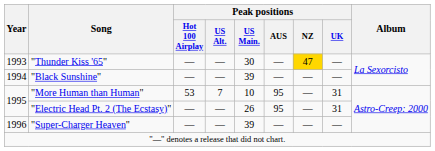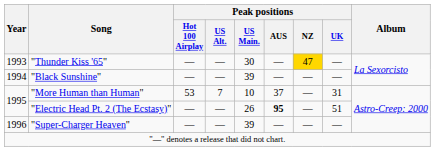(278, 93) 95 -> (278, 93) 37
(278, 109) normal -> (278, 109) bold
(337, 109) 31 -> (337, 109) 51
